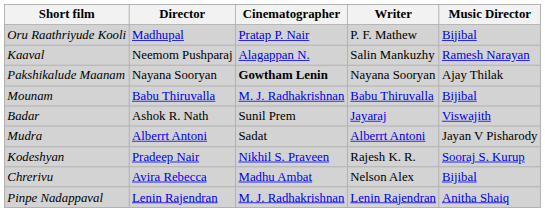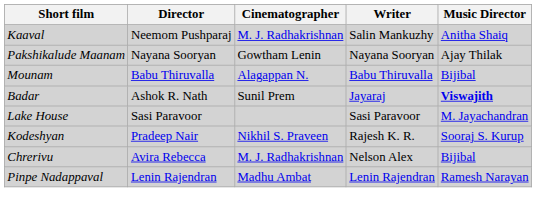- row: (67, 34)
(274, 55) Alagappan N. -> (290, 34) M. J. Radhakrishnan
(486, 55) Ramesh Narayan -> (474, 34) Anitha Shaiq
(283, 75) bold -> (279, 55) normal
(291, 95) M. J. Radhakrishnan -> (273, 75) Alagappan N.
(466, 116) normal -> (467, 95) bold
- row: (25, 136)
+ row: (38, 116)
(275, 177) Madhu Ambat -> (290, 156) M. J. Radhakrishnan
(291, 197) M. J. Radhakrishnan -> (274, 177) Madhu Ambat
(476, 197) Anitha Shaiq -> (485, 177) Ramesh Narayan
